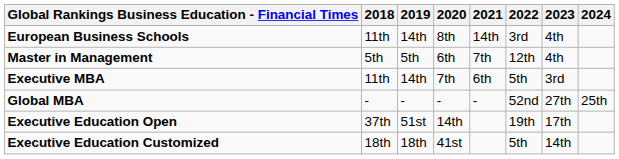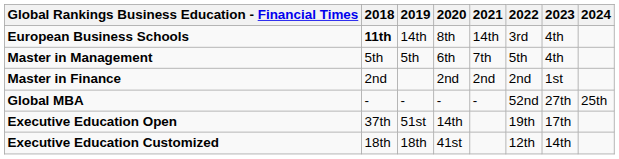(377, 36) normal -> (378, 36) bold
(522, 57) 12th -> (518, 57) 5th
+ row: (64, 79)
- row: (56, 79)
(518, 143) 5th -> (522, 143) 12th
